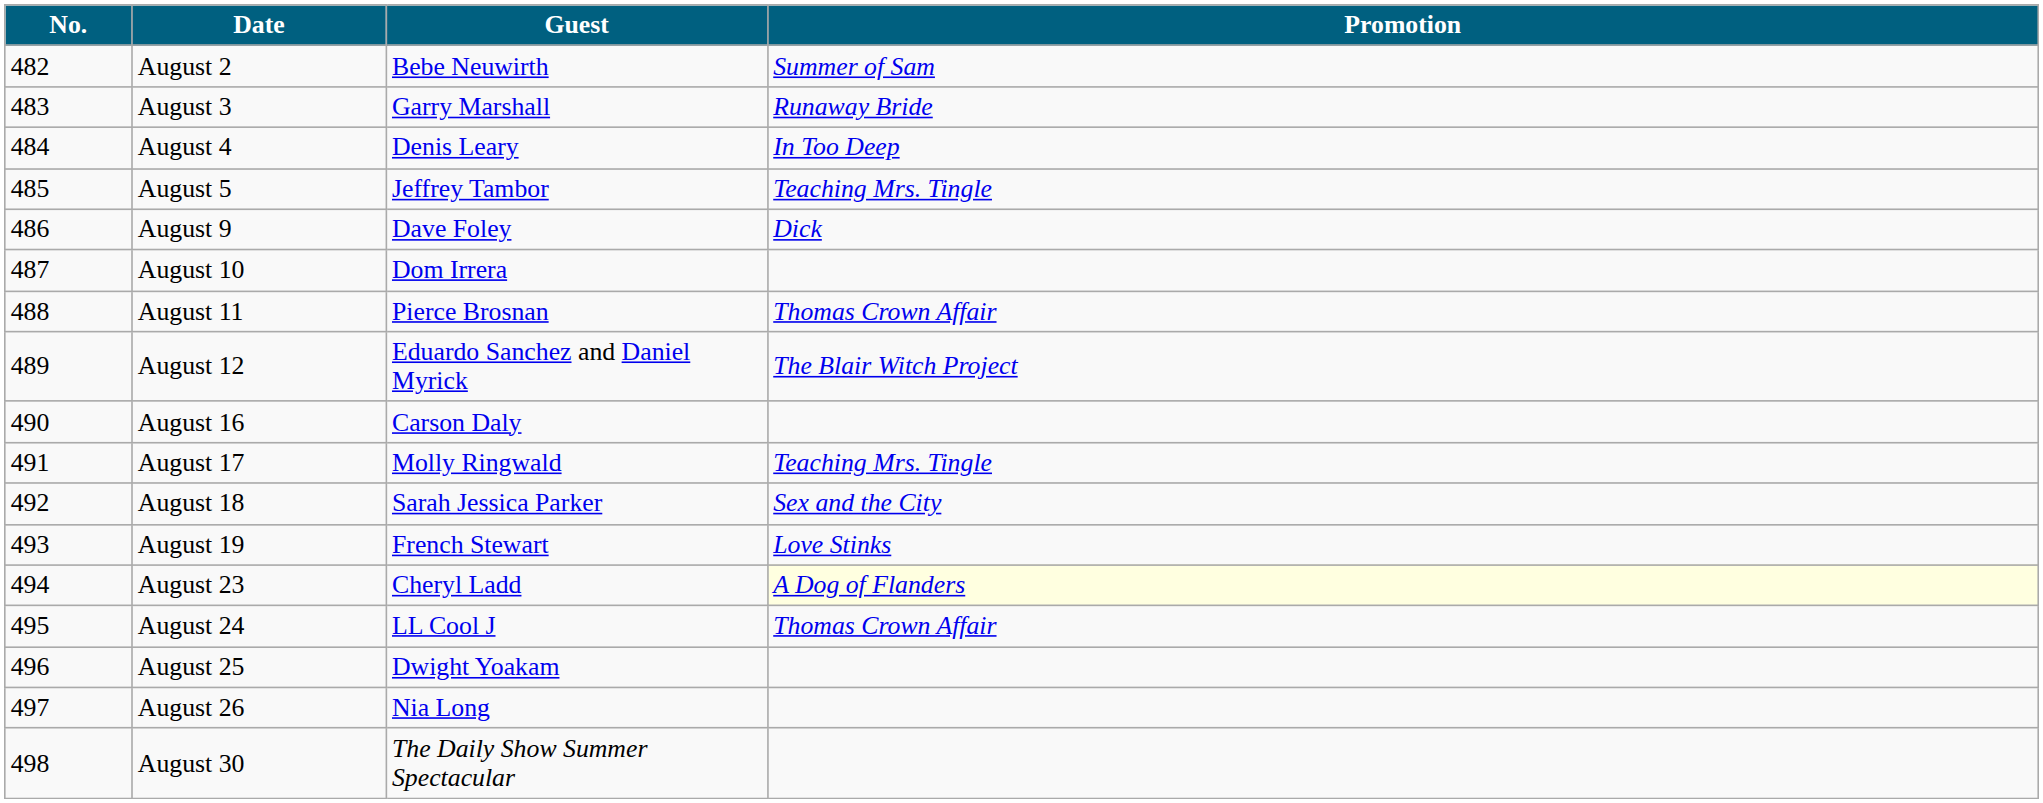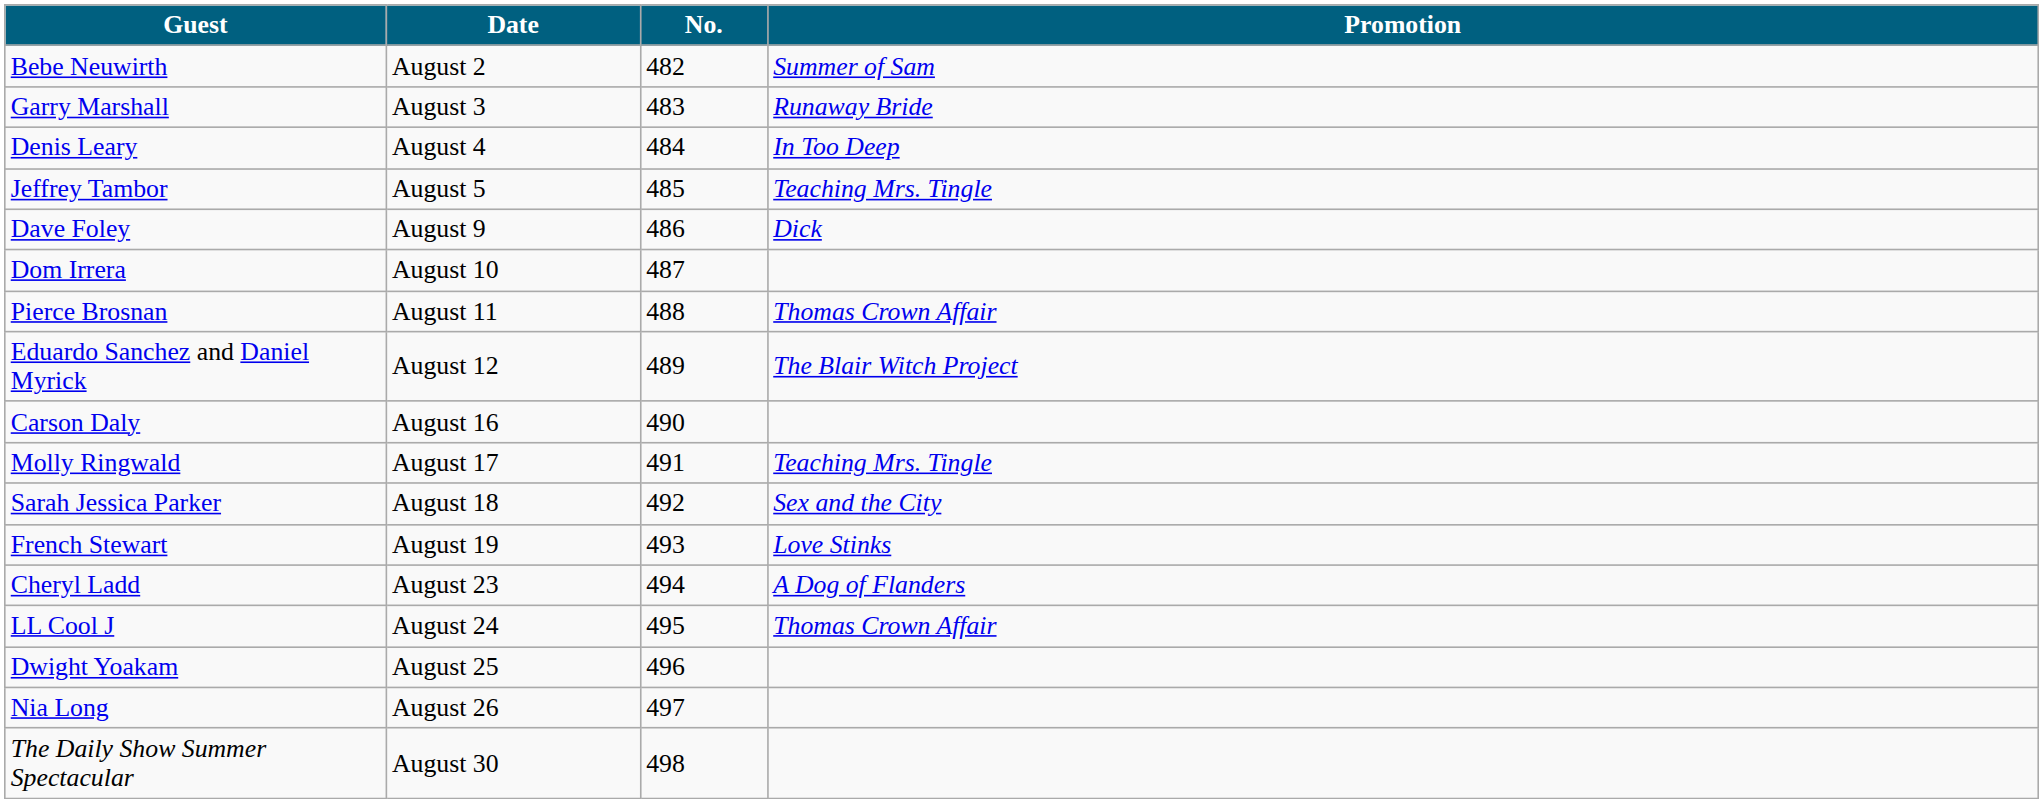columns swapped: (68, 24) <-> (577, 24)
(869, 585) lightyellow background -> (869, 585) no background
